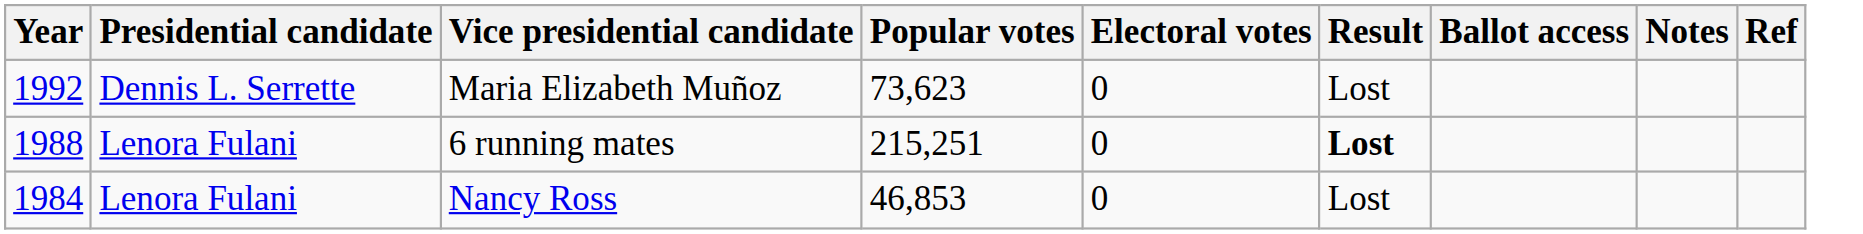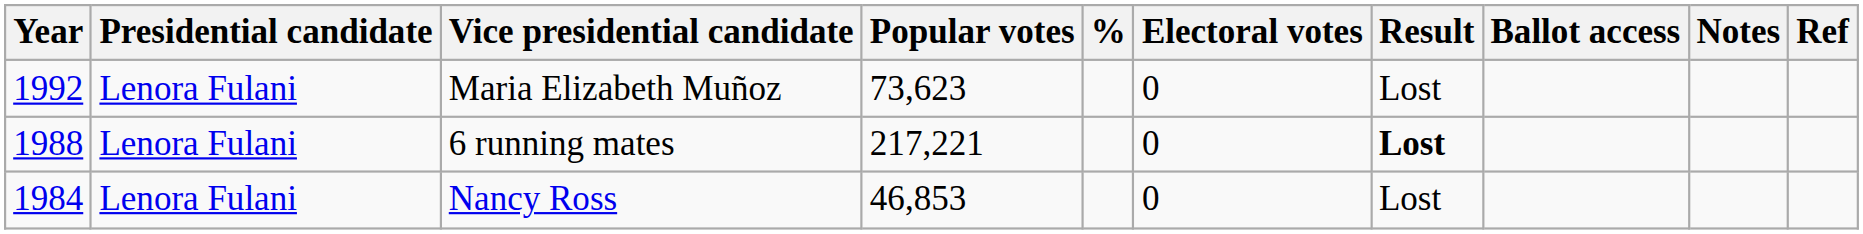+ column: (1108, 32)
(227, 87) Dennis L. Serrette -> (198, 87) Lenora Fulani
(927, 143) 215,251 -> (927, 143) 217,221
